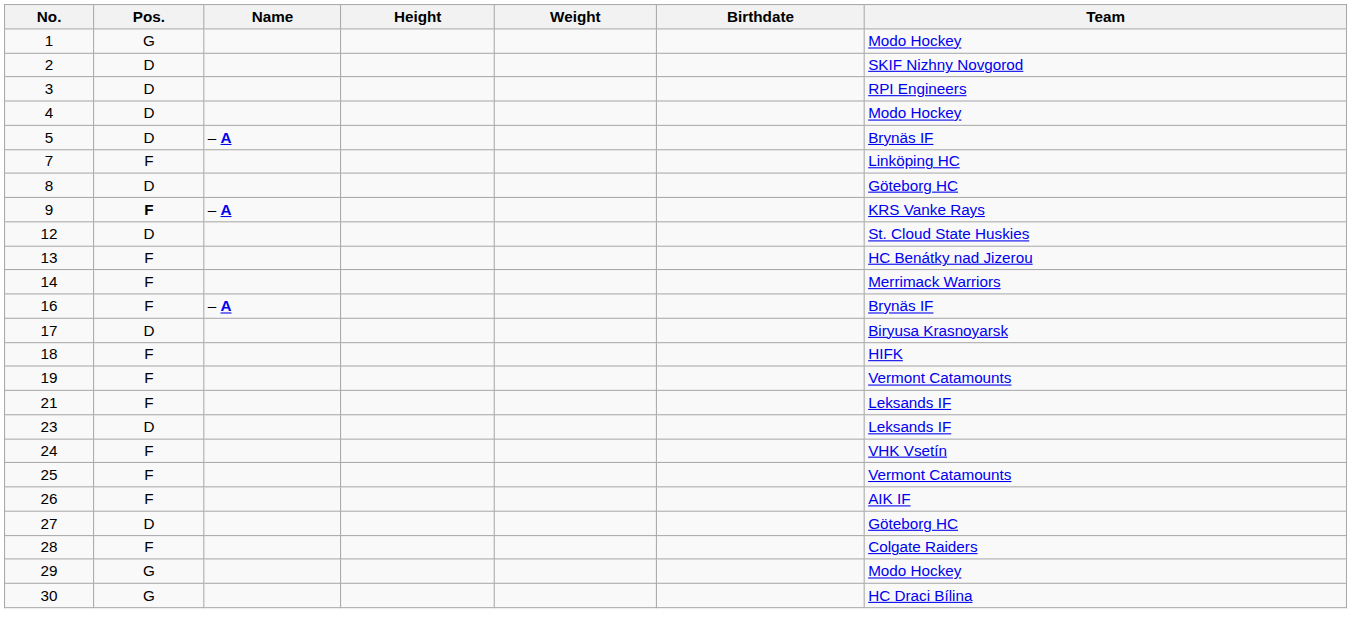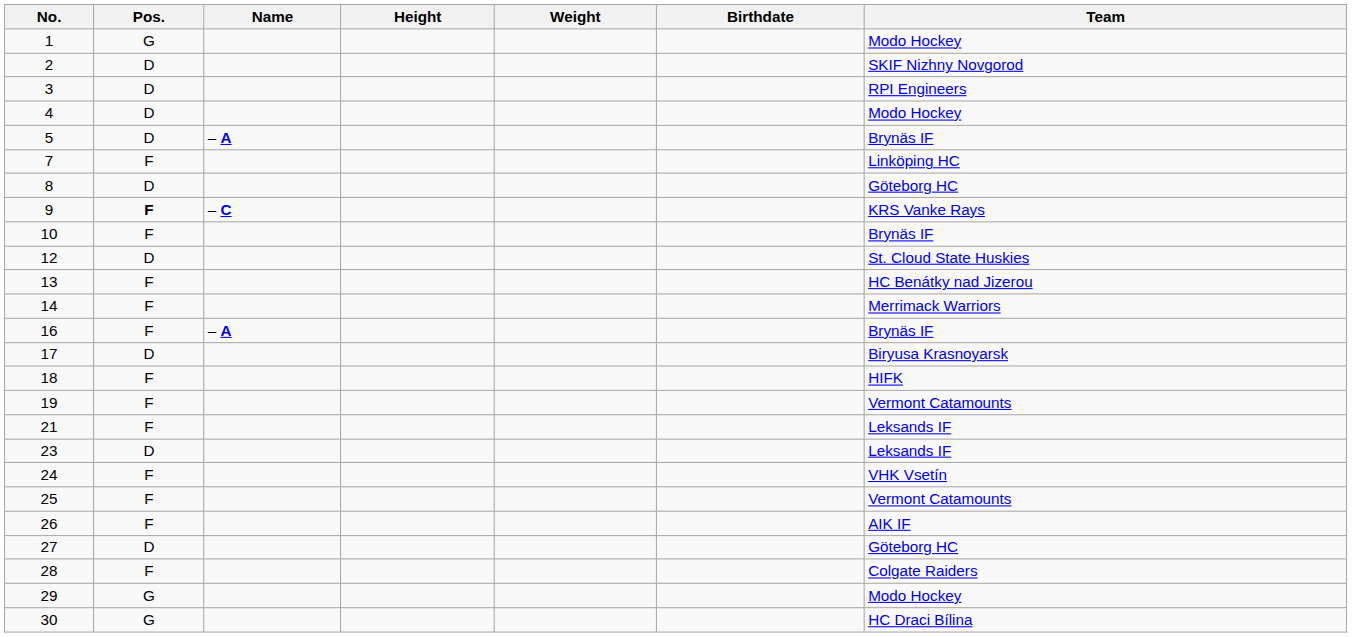(220, 210) – A -> (220, 210) – C
+ row: (49, 234)
